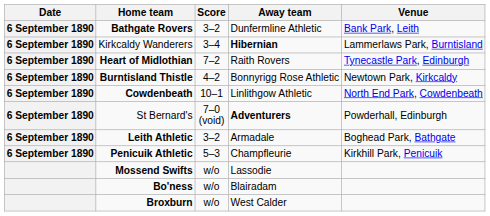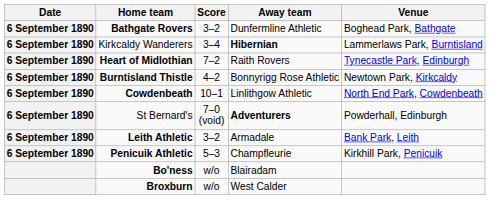(381, 28) Bank Park, Leith -> (400, 28) Boghead Park, Bathgate
(400, 137) Boghead Park, Bathgate -> (381, 137) Bank Park, Leith
- row: (154, 170)
